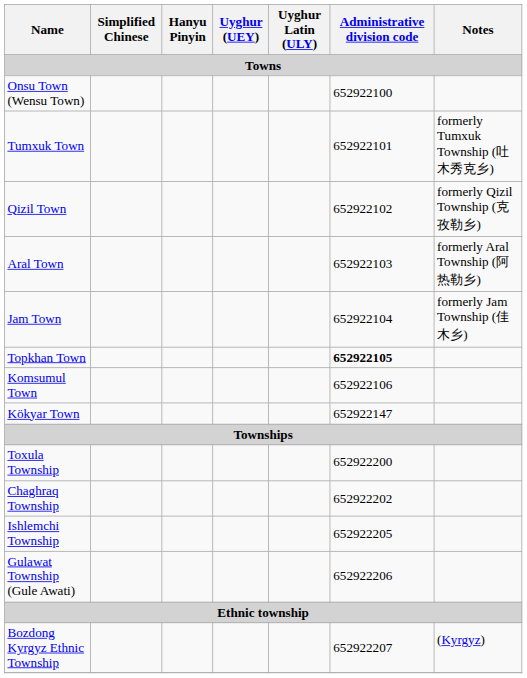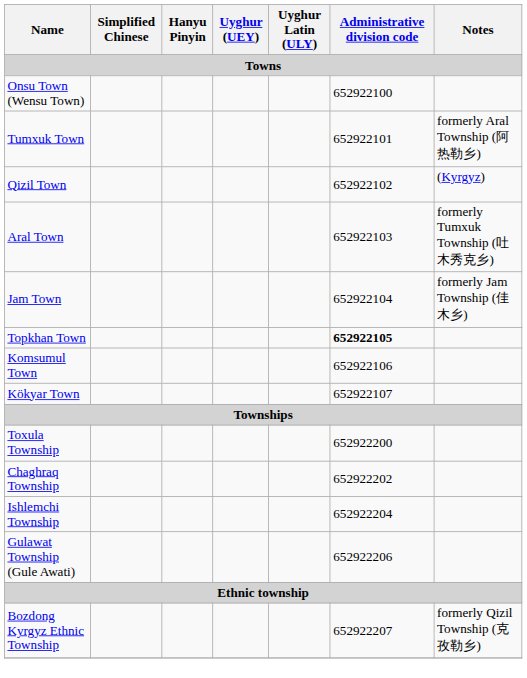(473, 145) formerly Tumxuk Township (吐木秀克乡) -> (473, 138) formerly Aral Township (阿热勒乡)
(475, 208) formerly Qizil Township (克孜勒乡) -> (461, 176) (Kyrgyz)
(473, 263) formerly Aral Township (阿热勒乡) -> (473, 236) formerly Tumxuk Township (吐木秀克乡)
(363, 413) 652922147 -> (363, 394) 652922107
(363, 533) 652922205 -> (363, 514) 652922204
(461, 640) (Kyrgyz) -> (475, 629) formerly Qizil Township (克孜勒乡)
